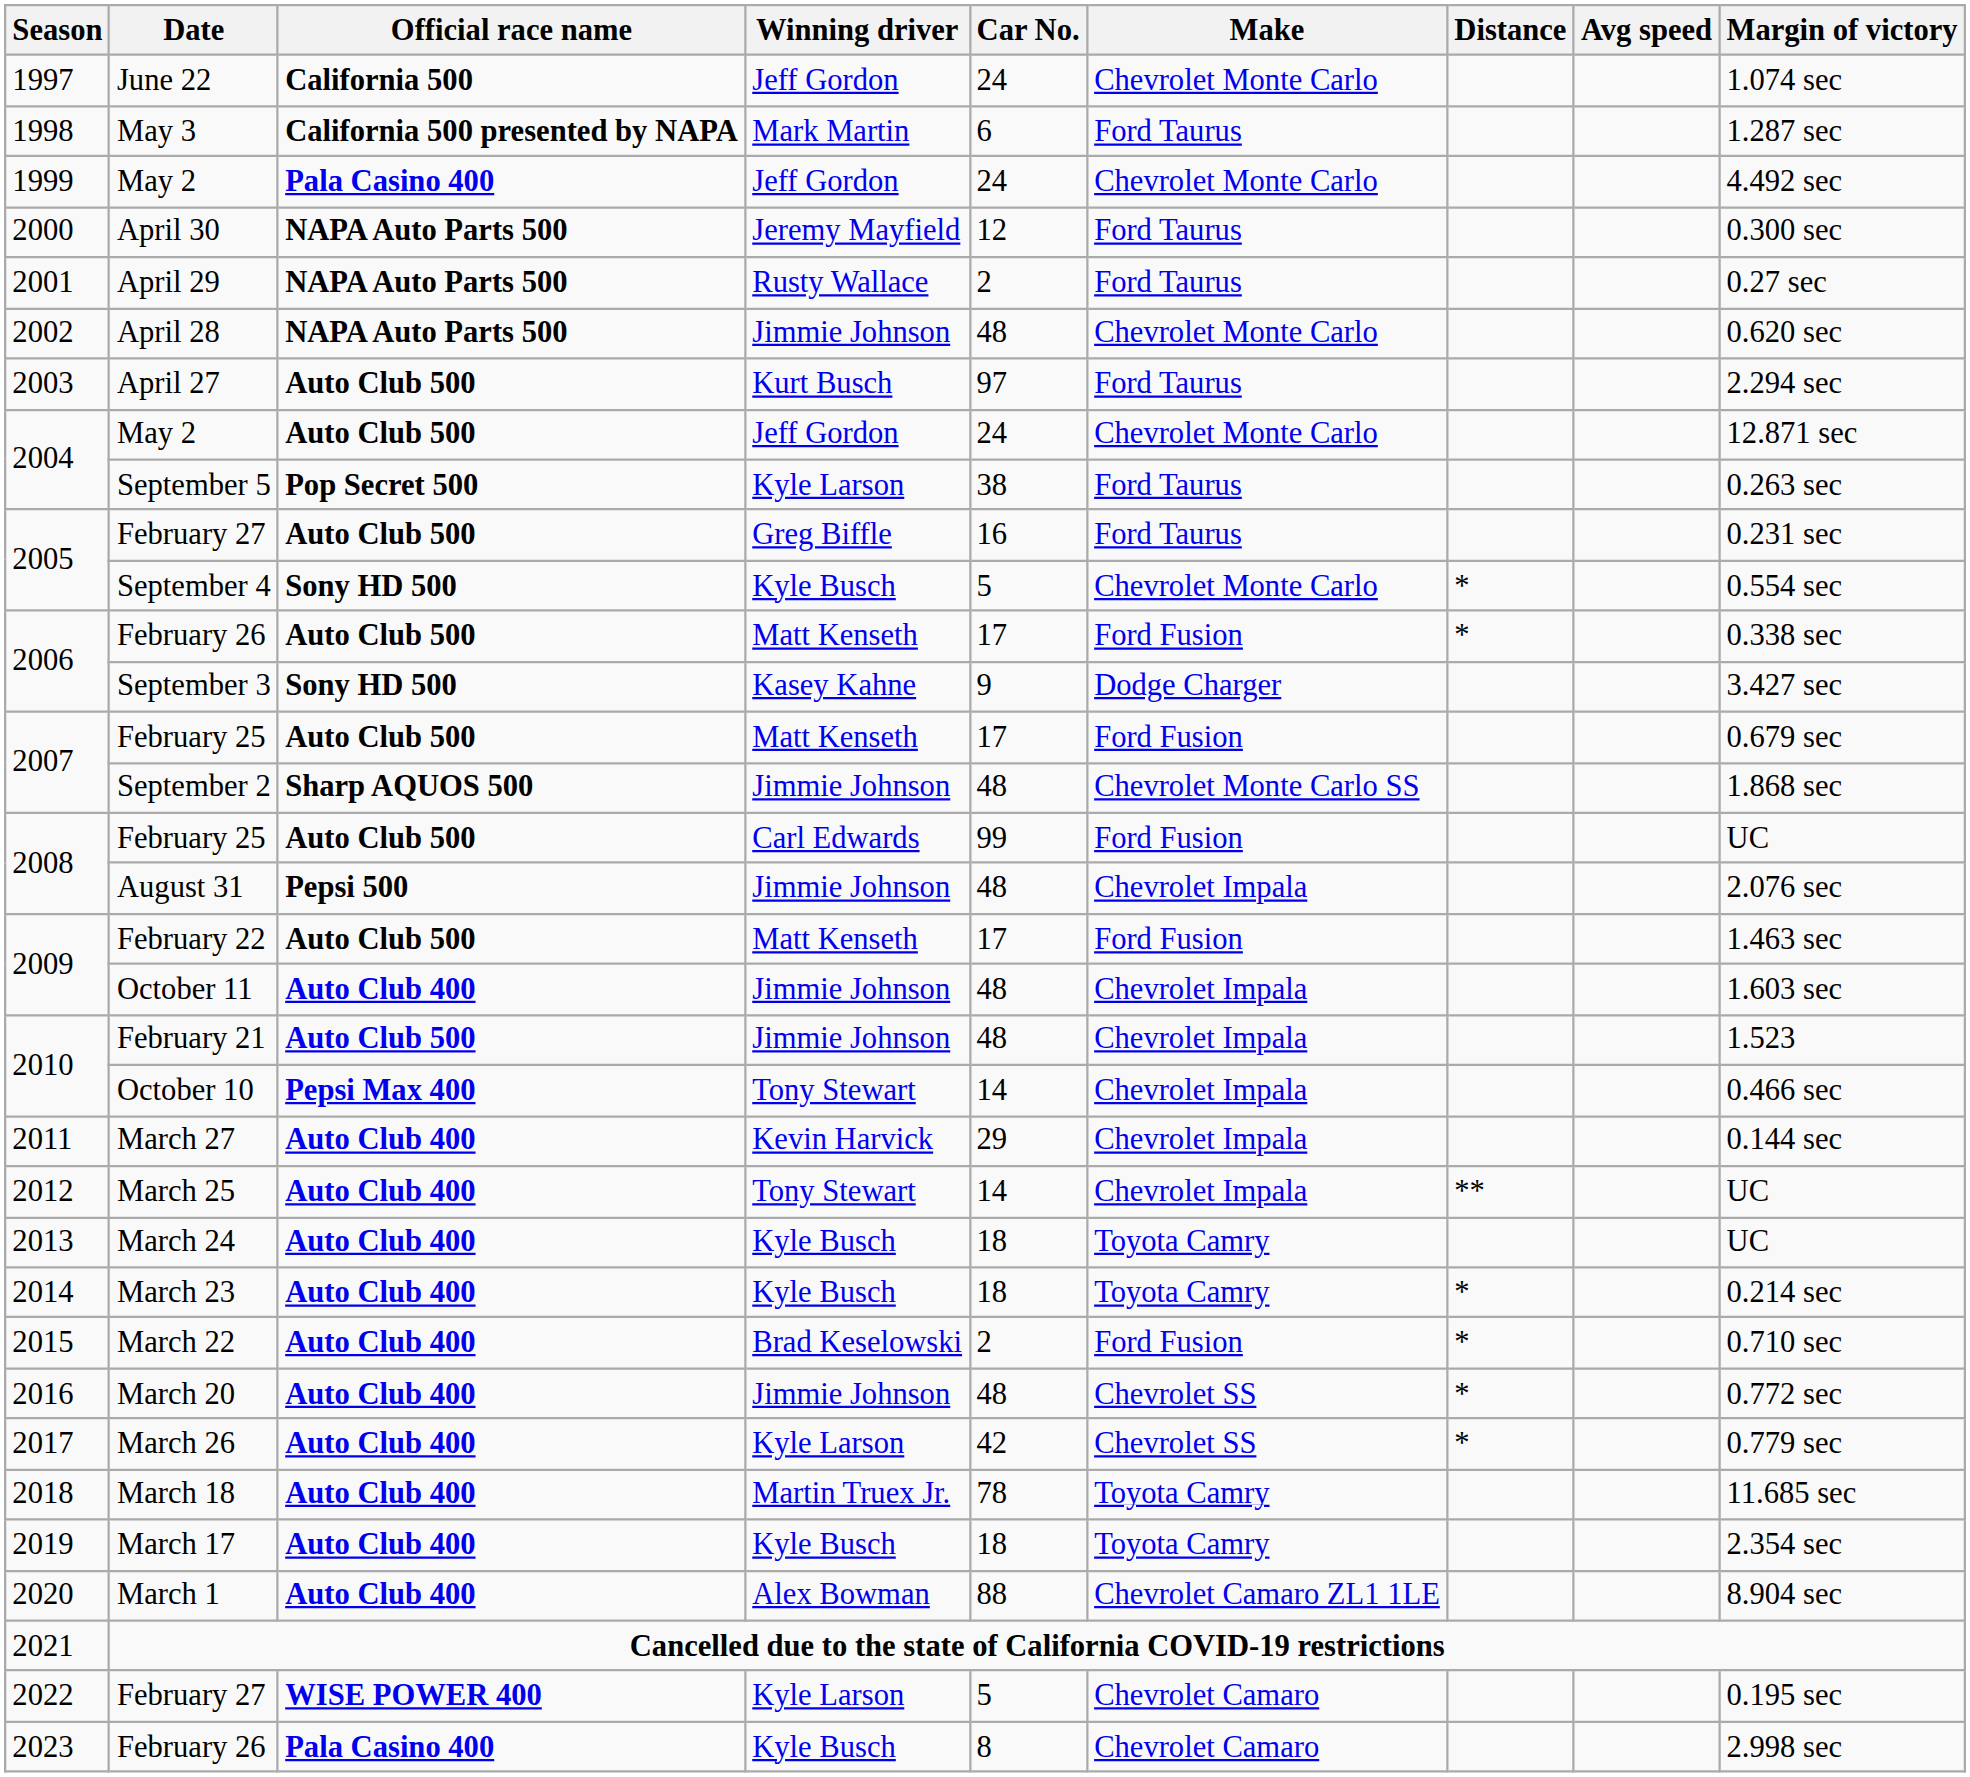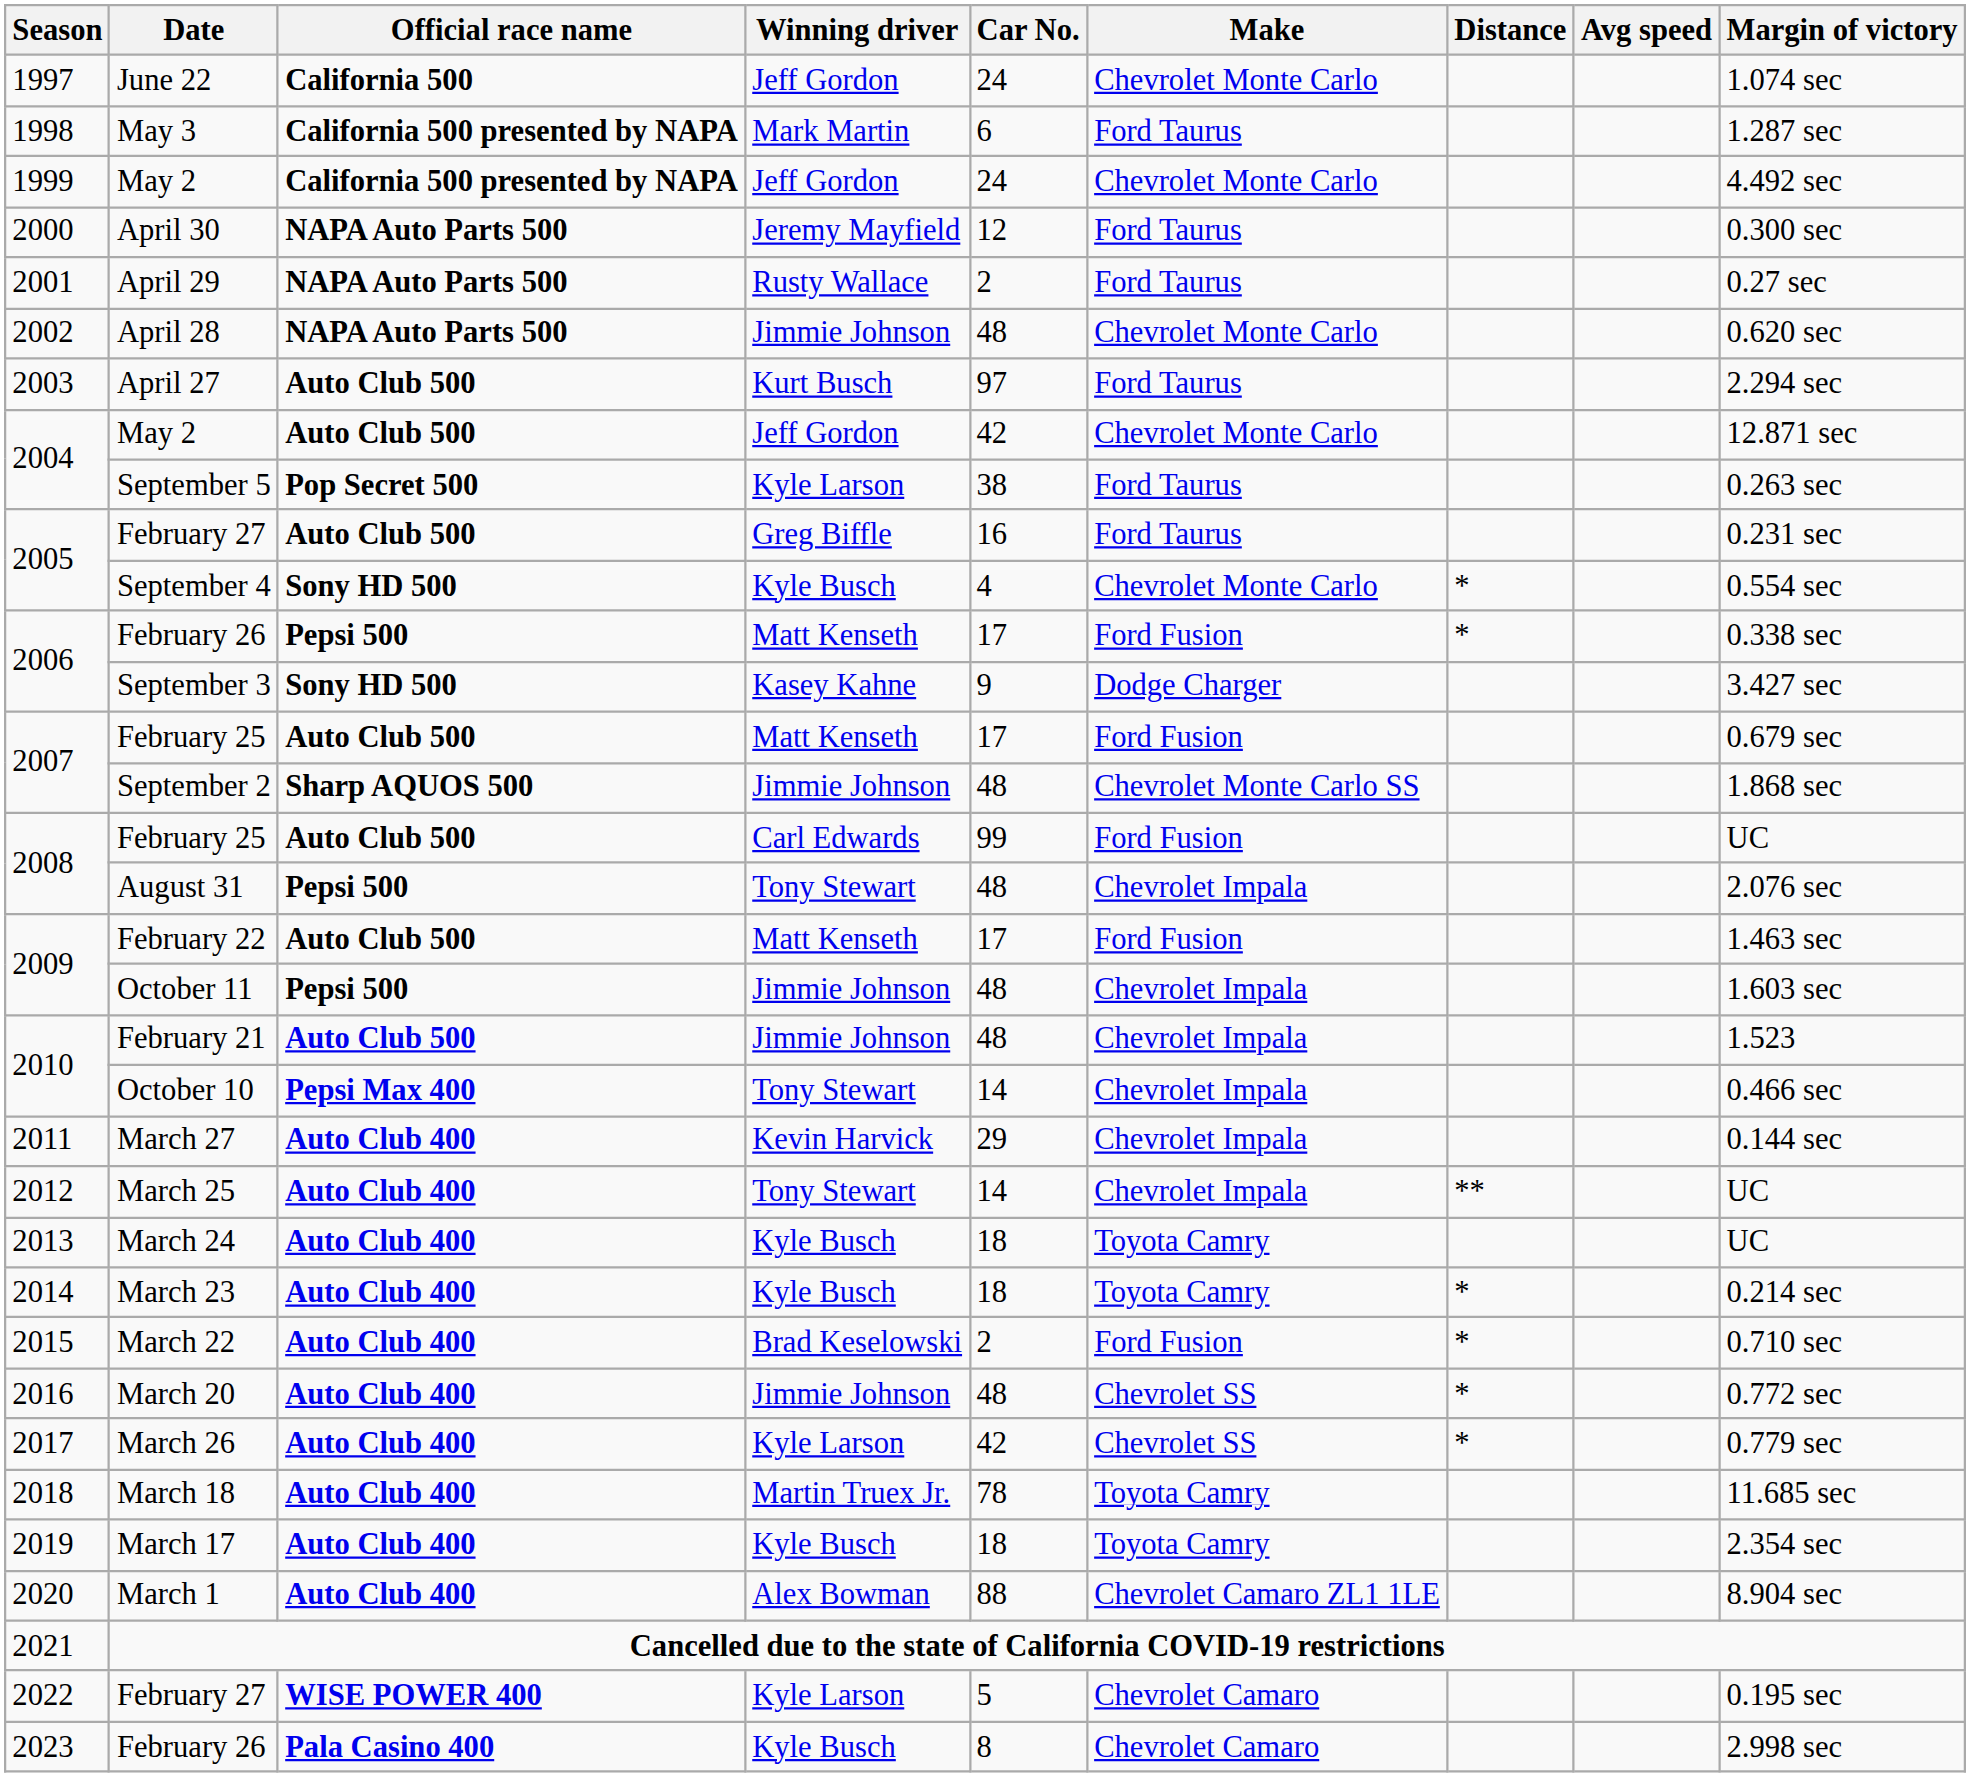(390, 180) Pala Casino 400 -> (511, 180) California 500 presented by NAPA
(992, 433) 24 -> (992, 433) 42
(984, 584) 5 -> (984, 584) 4
(380, 635) Auto Club 500 -> (347, 635) Pepsi 500
(851, 887) Jimmie Johnson -> (834, 887) Tony Stewart
(380, 988) Auto Club 400 -> (347, 988) Pepsi 500
